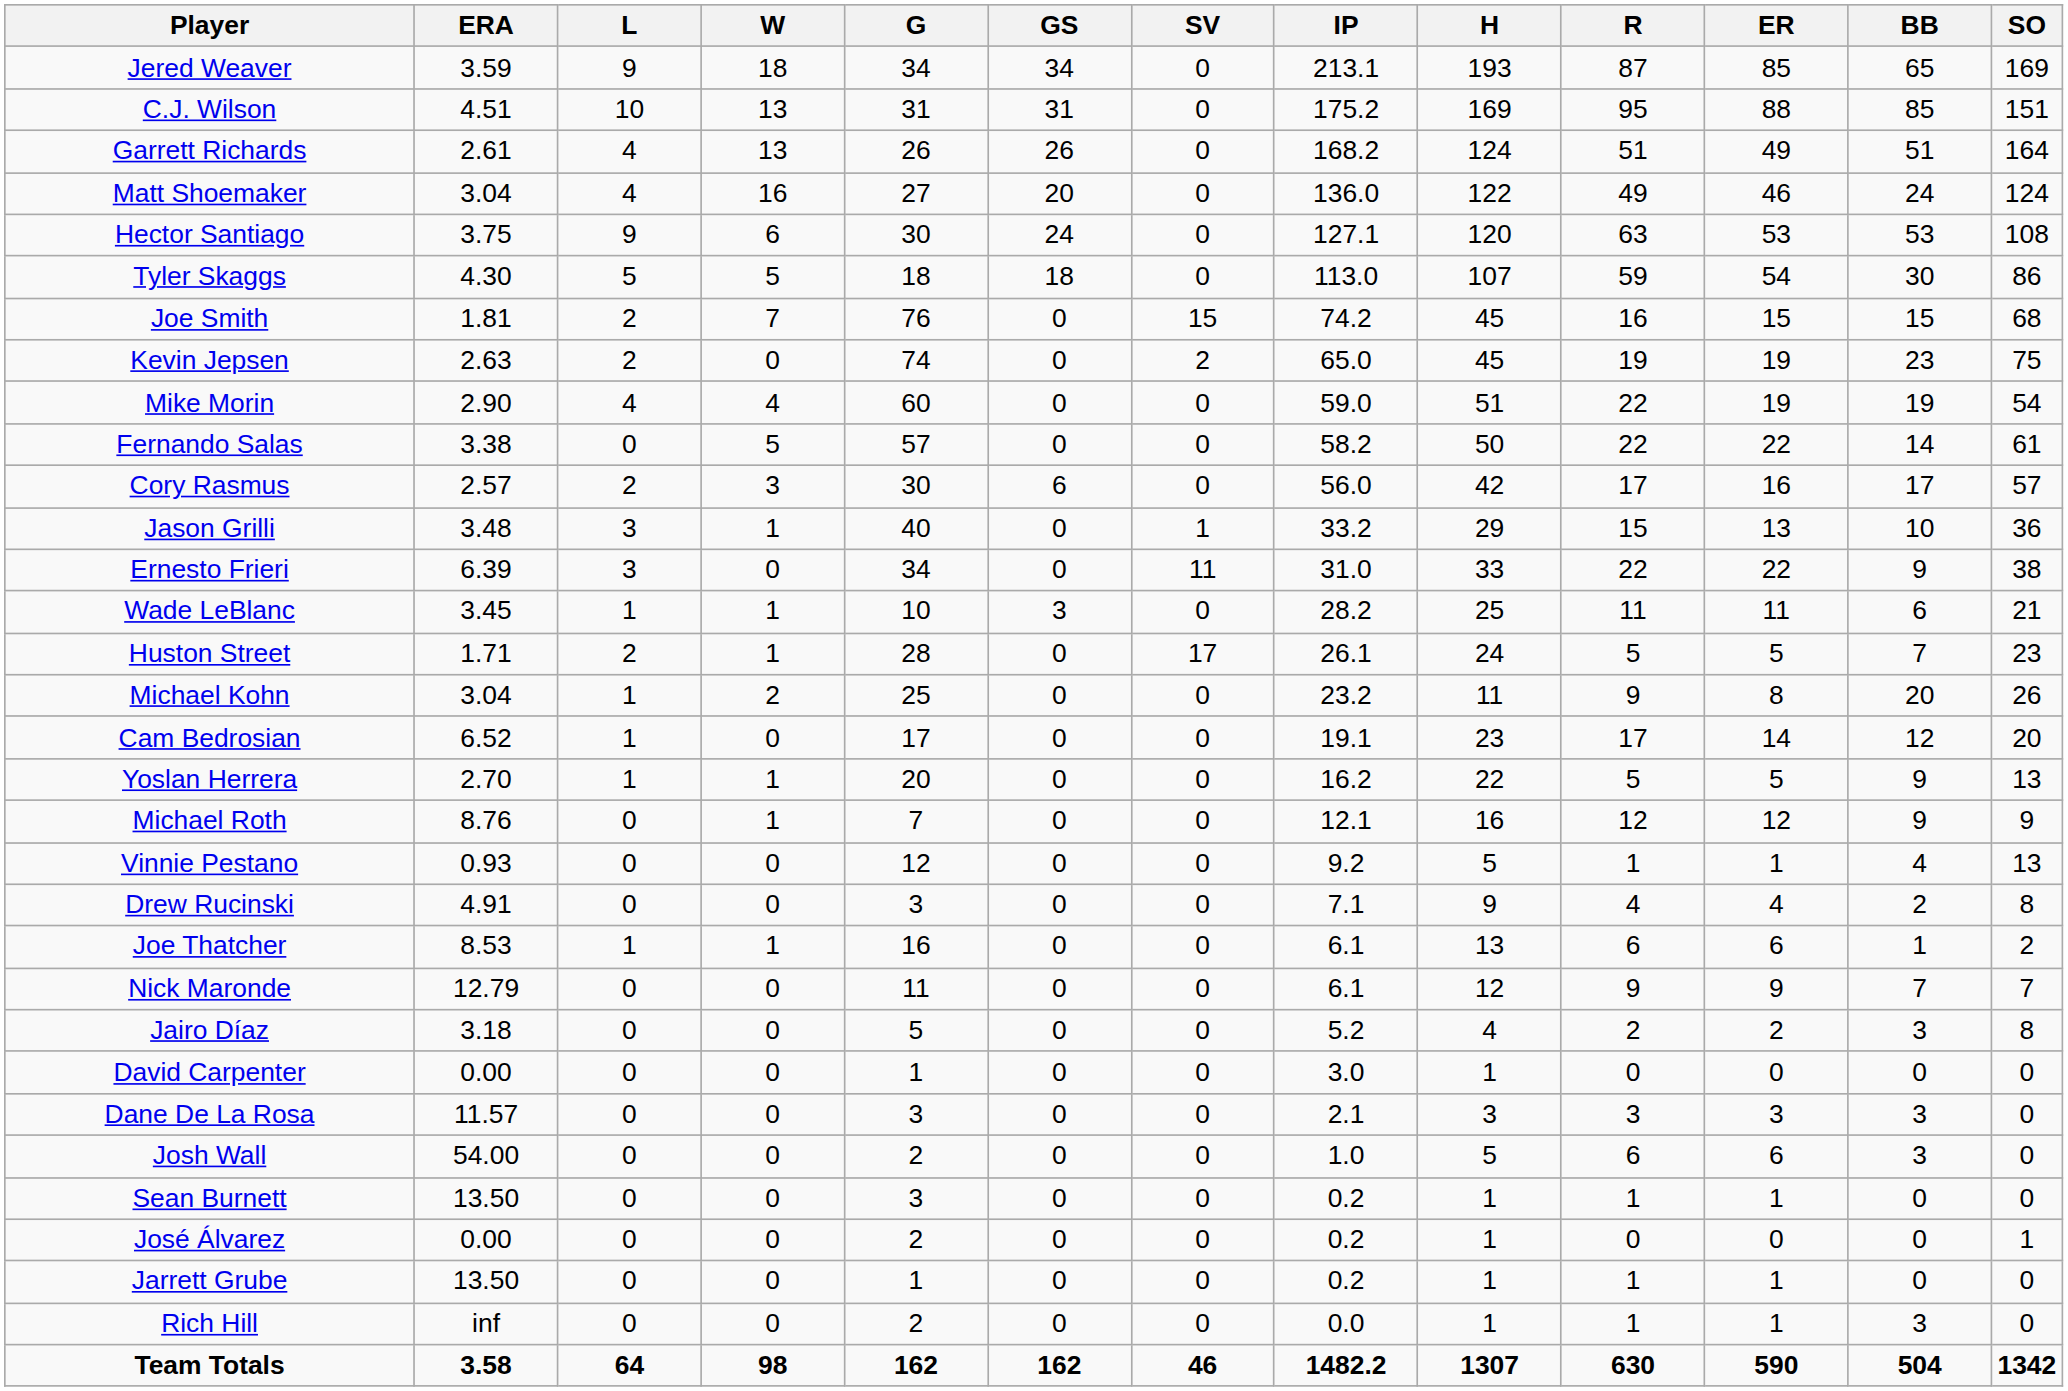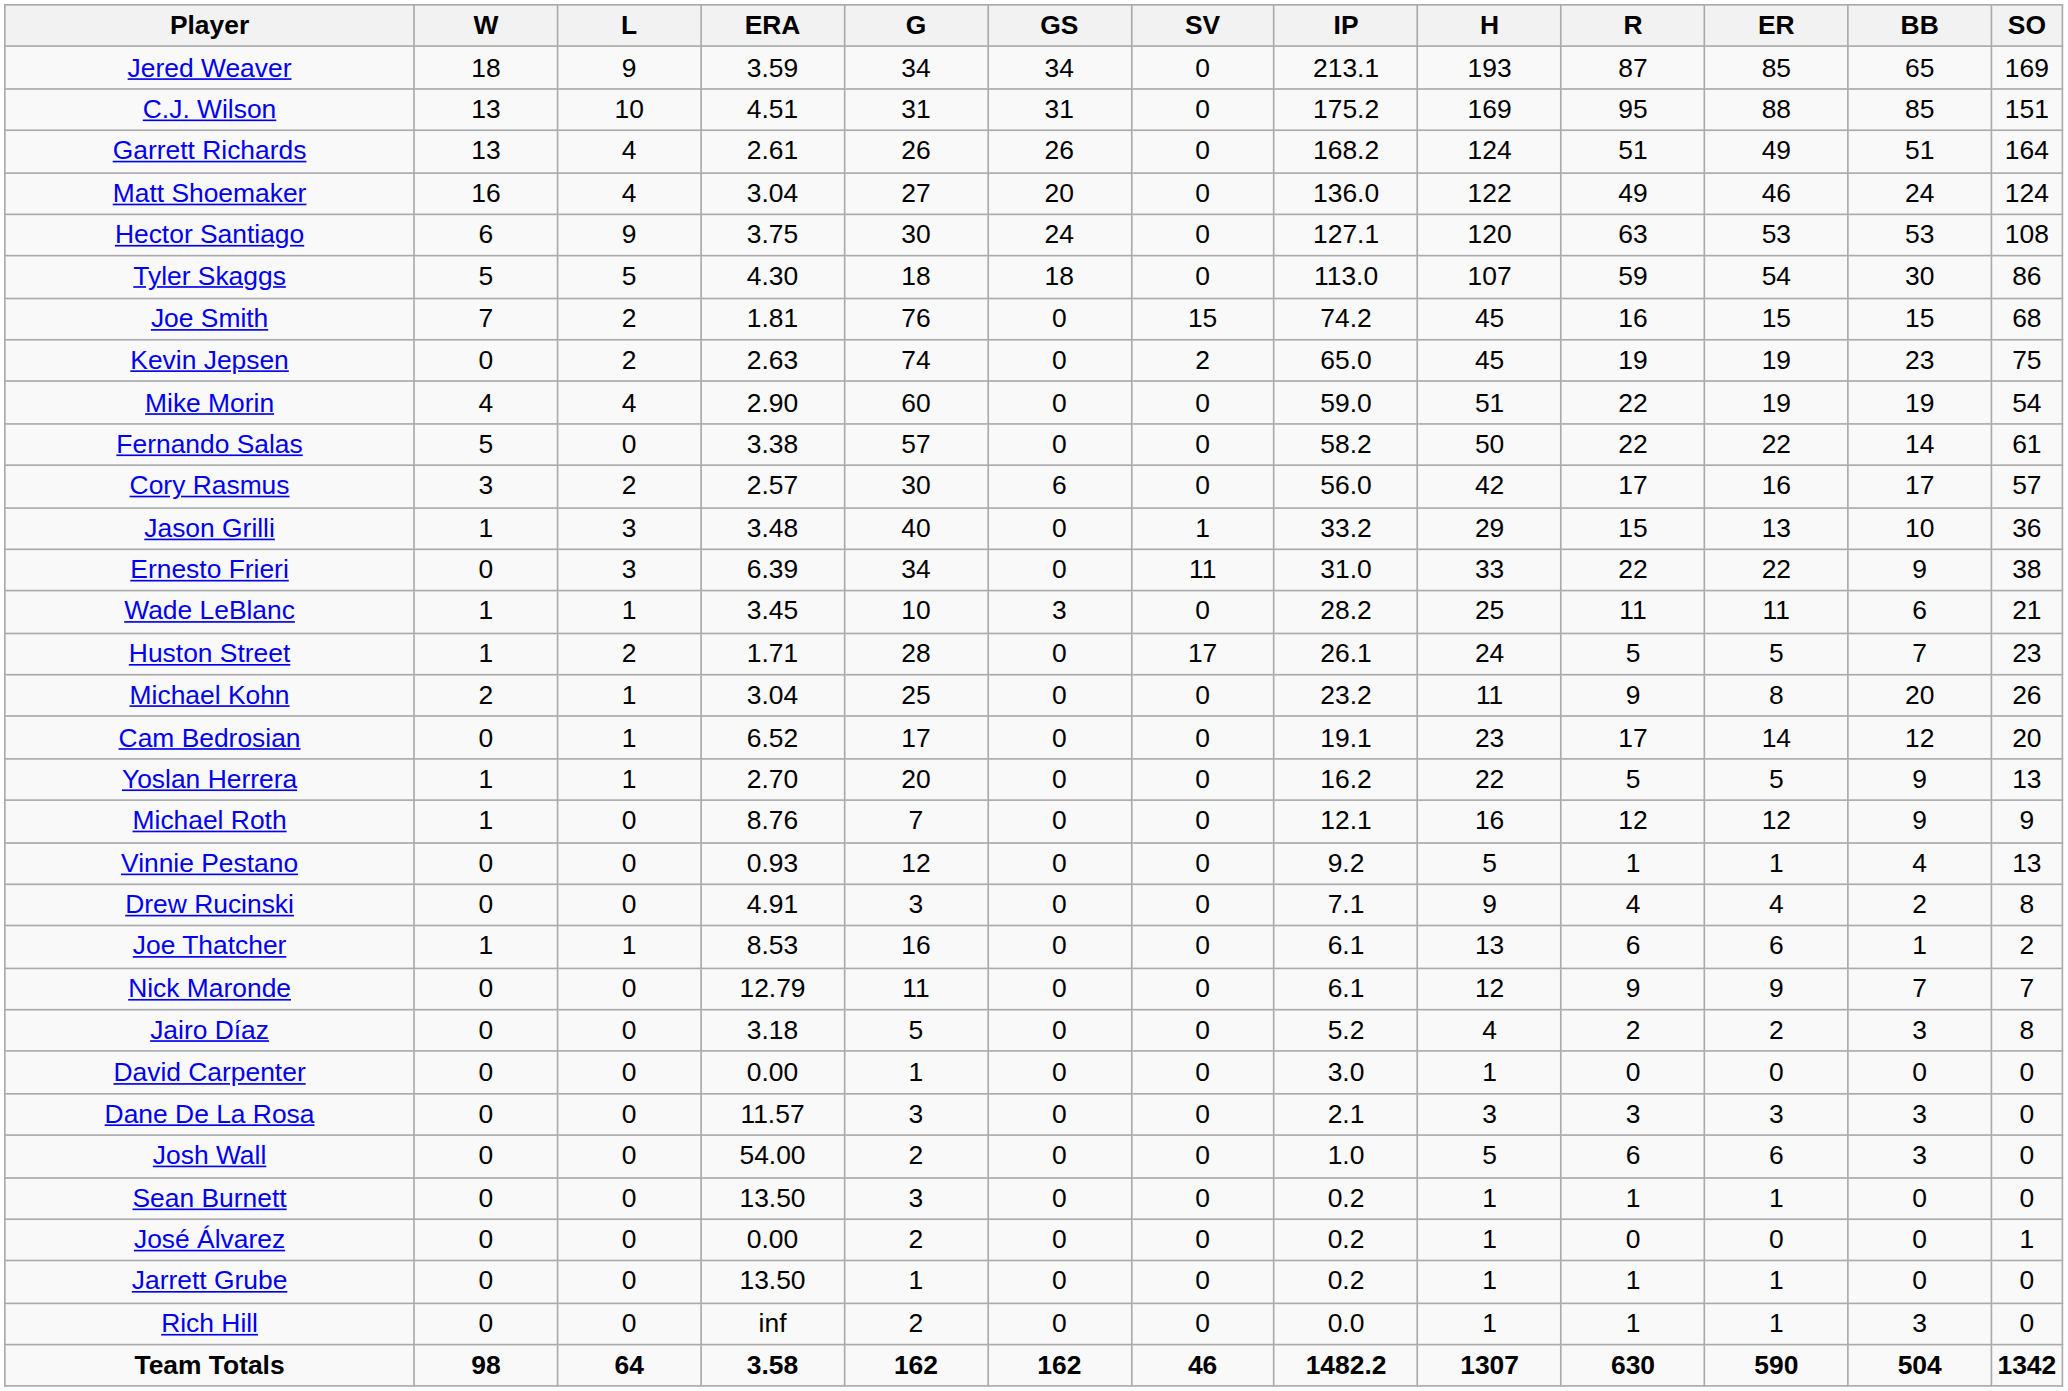columns swapped: (773, 25) <-> (486, 25)
